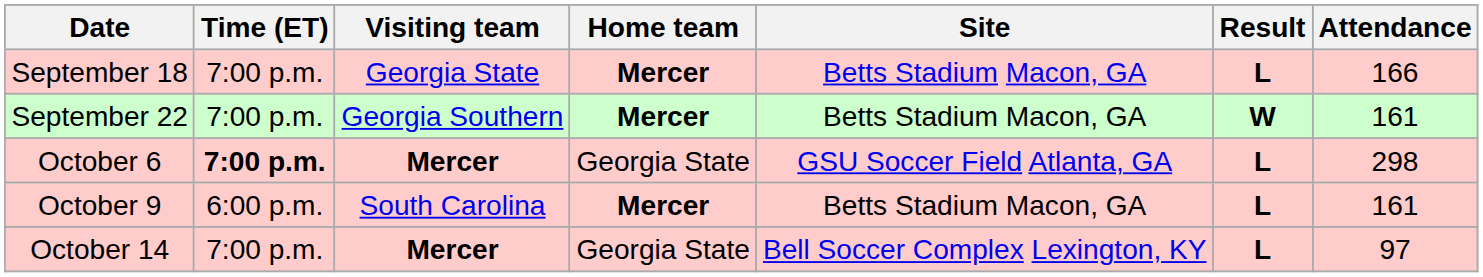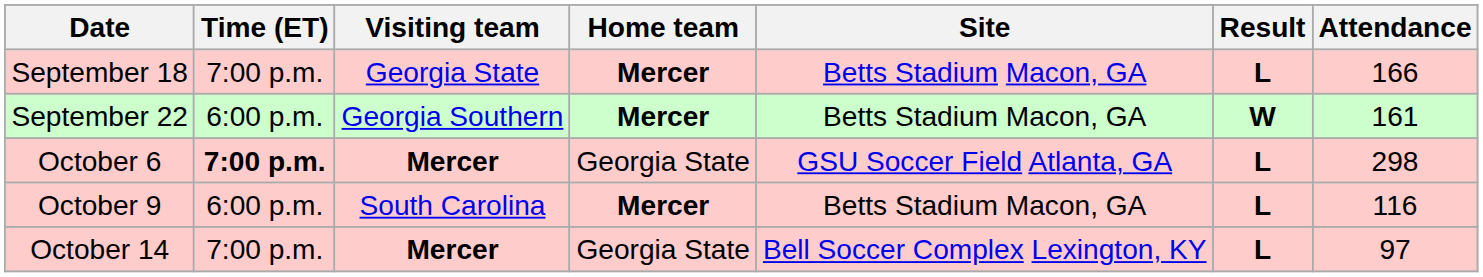(265, 116) 7:00 p.m. -> (265, 116) 6:00 p.m.
(1395, 205) 161 -> (1395, 205) 116
